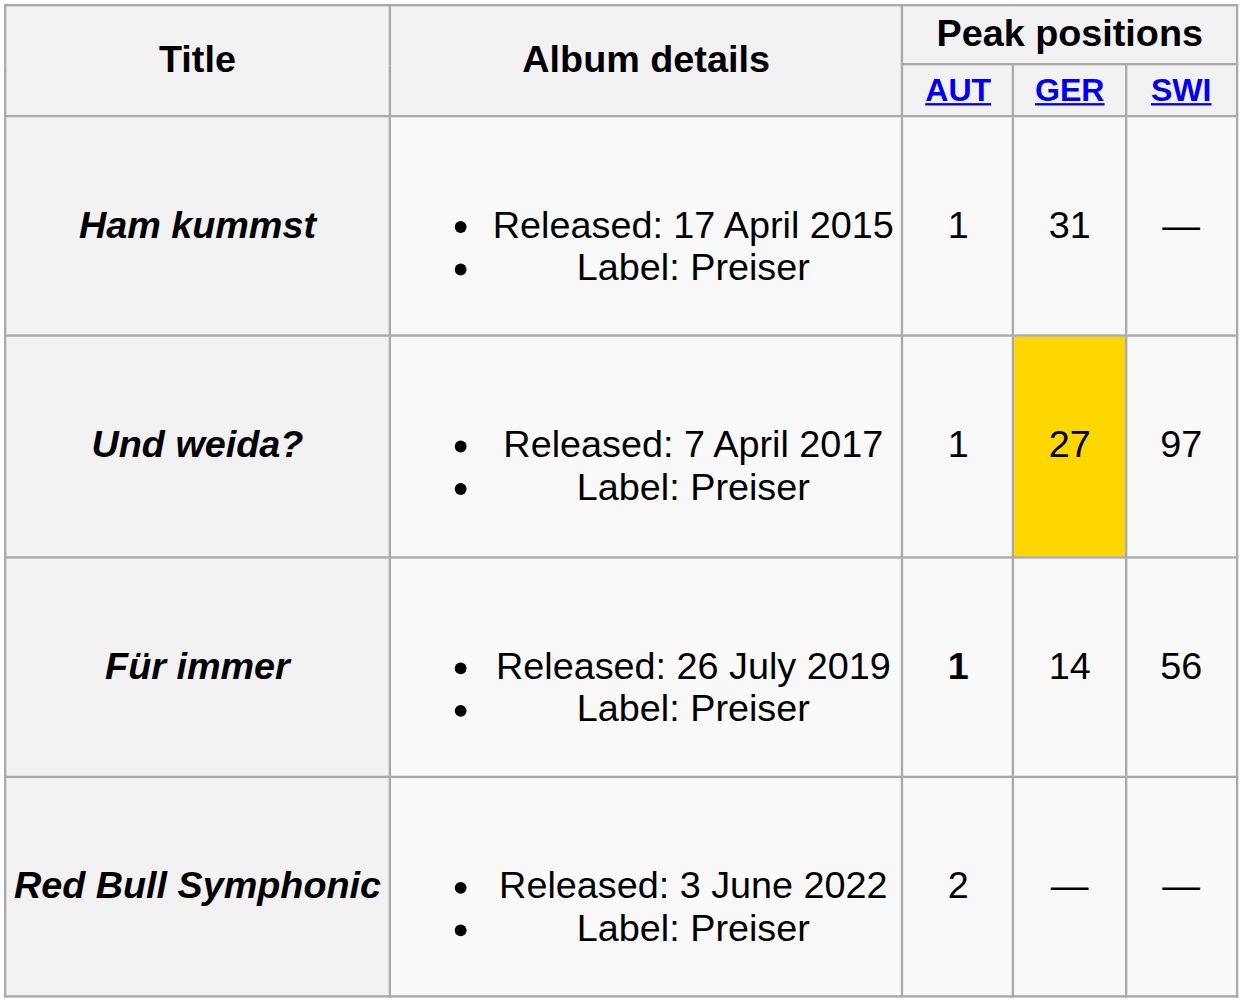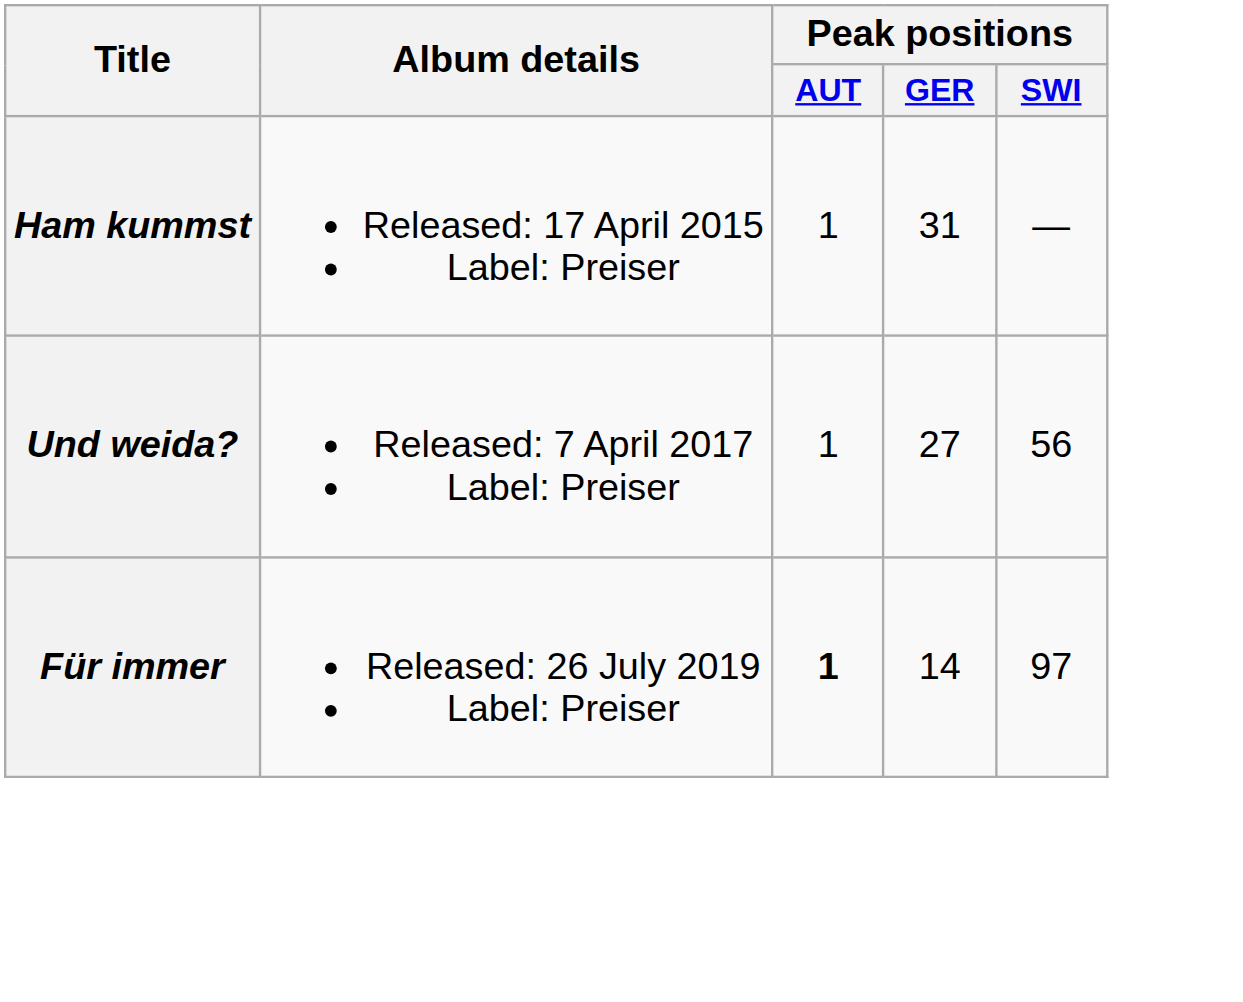(1070, 445) gold background -> (940, 445) no background
(1181, 445) 97 -> (1051, 445) 56
(1181, 665) 56 -> (1051, 665) 97
- row: (197, 886)
